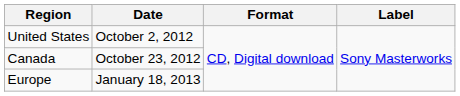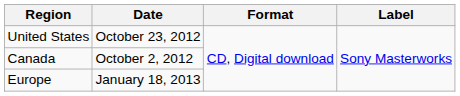(144, 36) October 2, 2012 -> (148, 36) October 23, 2012
(148, 58) October 23, 2012 -> (144, 58) October 2, 2012
